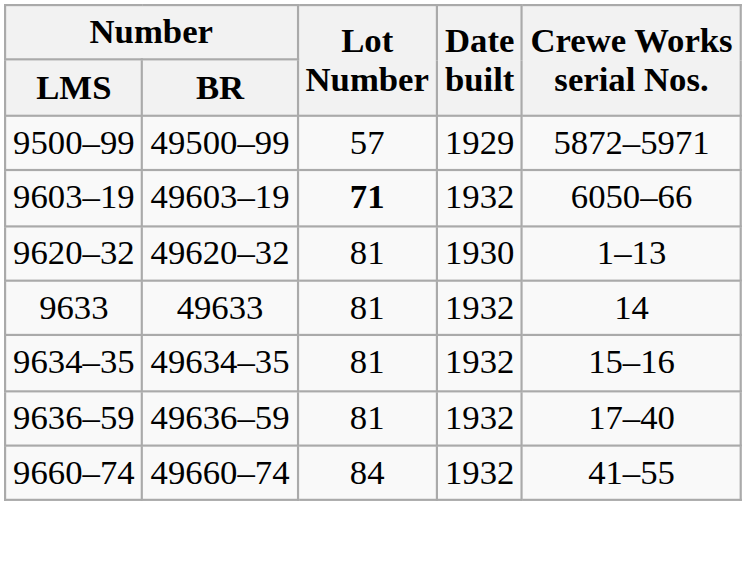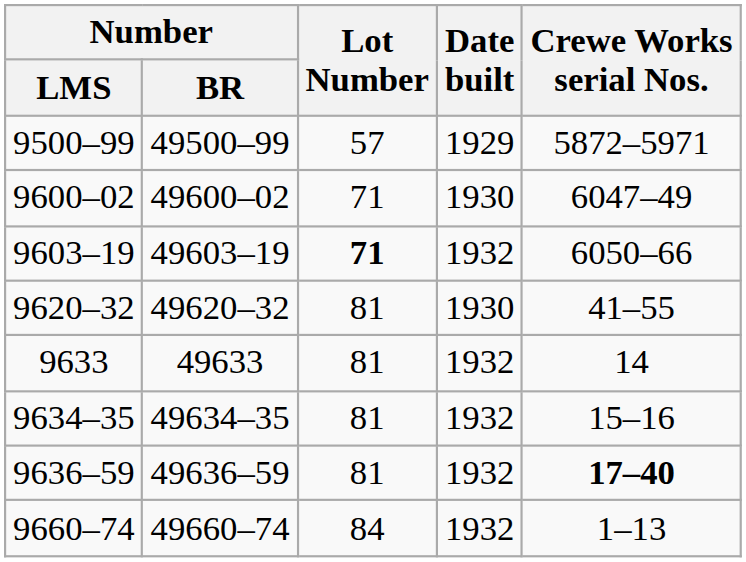+ row: (74, 197)
(632, 252) 1–13 -> (632, 307) 41–55
(632, 417) normal -> (632, 472) bold
(632, 472) 41–55 -> (632, 527) 1–13
